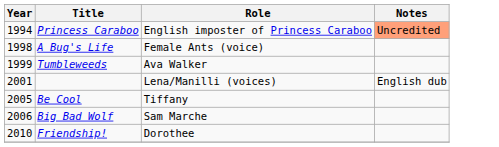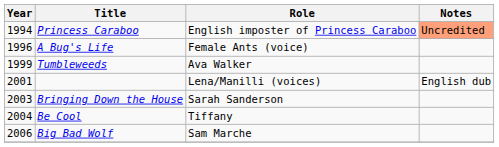(20, 47) 1998 -> (20, 47) 1996
+ row: (110, 99)
(20, 99) 2005 -> (20, 116) 2004
- row: (72, 133)
